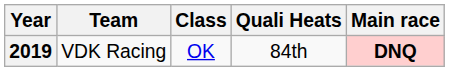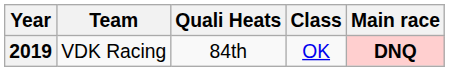columns swapped: (201, 20) <-> (289, 20)
